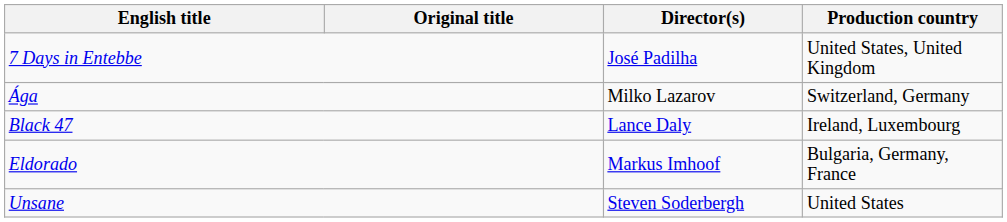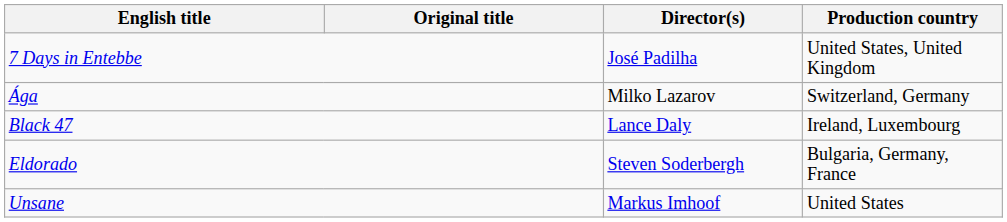(664, 164) Markus Imhoof -> (676, 164) Steven Soderbergh
(676, 202) Steven Soderbergh -> (664, 202) Markus Imhoof
